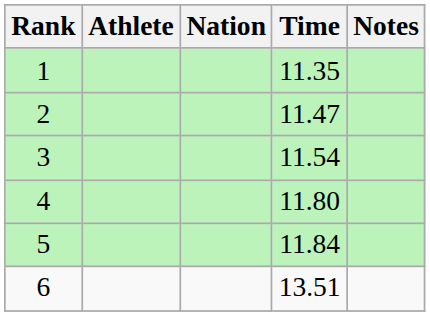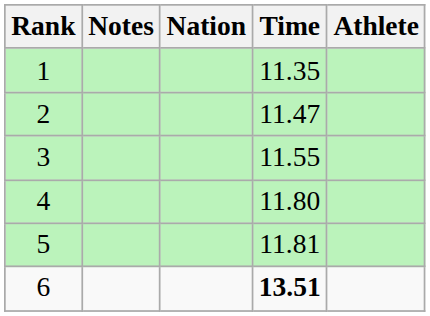columns swapped: (131, 26) <-> (386, 26)
(310, 157) 11.54 -> (290, 157) 11.55
(310, 244) 11.84 -> (290, 244) 11.81
(310, 288) normal -> (290, 288) bold
